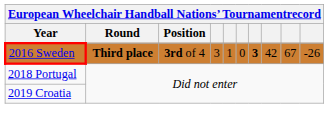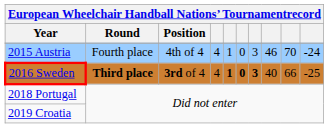+ row: (39, 52)
(217, 53) 3 -> (217, 73) 4
(229, 53) normal -> (229, 73) bold
(242, 53) normal -> (242, 73) bold
(271, 53) 42 -> (271, 73) 40
(290, 53) 67 -> (290, 73) 66
(312, 53) -26 -> (312, 73) -25
